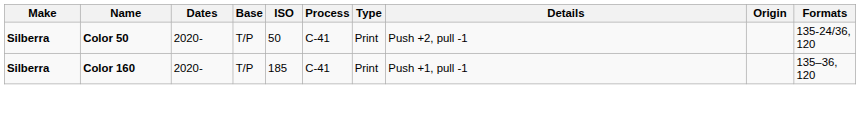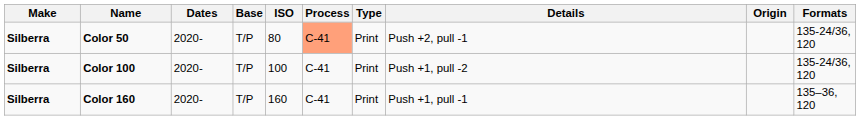(274, 37) 50 -> (274, 37) 80
(318, 37) no background -> (318, 37) lightsalmon background
+ row: (109, 68)
(278, 68) 185 -> (278, 99) 160
